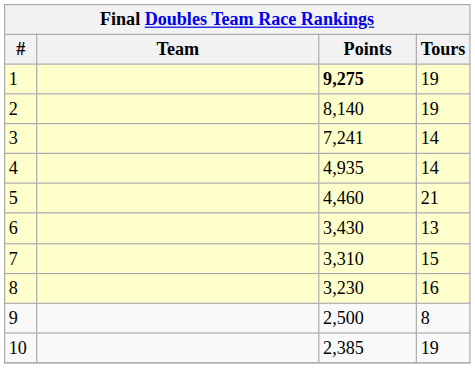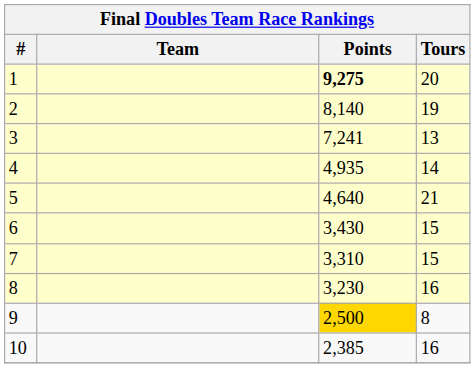(430, 79) 19 -> (430, 79) 20
(430, 138) 14 -> (430, 138) 13
(343, 198) 4,460 -> (343, 198) 4,640
(430, 228) 13 -> (430, 228) 15
(343, 317) no background -> (343, 317) gold background
(430, 347) 19 -> (430, 347) 16
